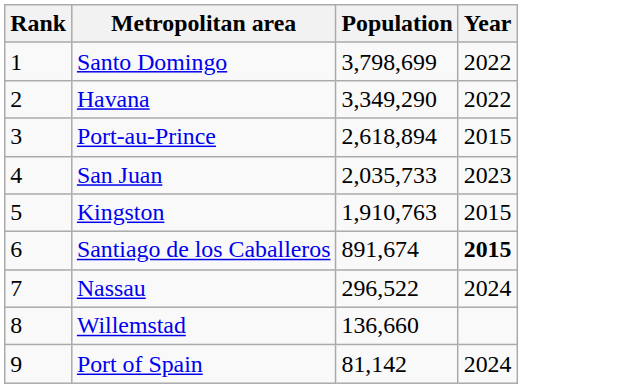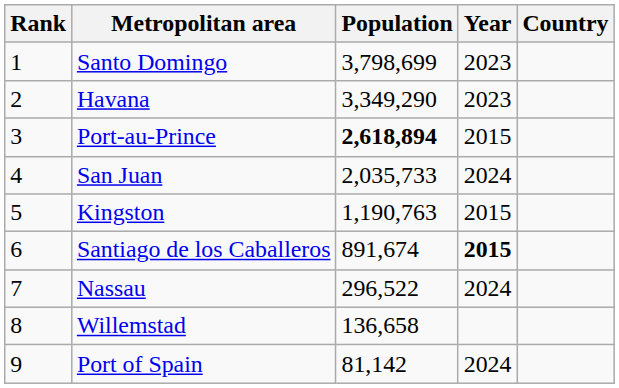+ column: (565, 23)
(488, 61) 2022 -> (488, 61) 2023
(488, 99) 2022 -> (488, 99) 2023
(389, 136) normal -> (389, 136) bold
(488, 174) 2023 -> (488, 174) 2024
(389, 212) 1,910,763 -> (389, 212) 1,190,763
(380, 325) 136,660 -> (380, 325) 136,658
